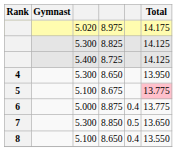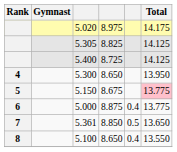(86, 44) 5.300 -> (86, 44) 5.305
(86, 91) 5.100 -> (86, 91) 5.150
(86, 123) 5.300 -> (86, 123) 5.361
